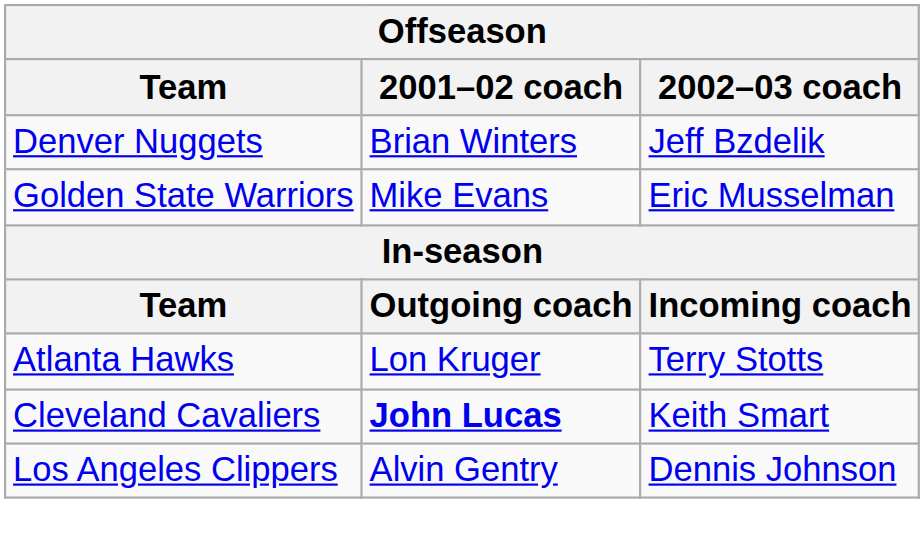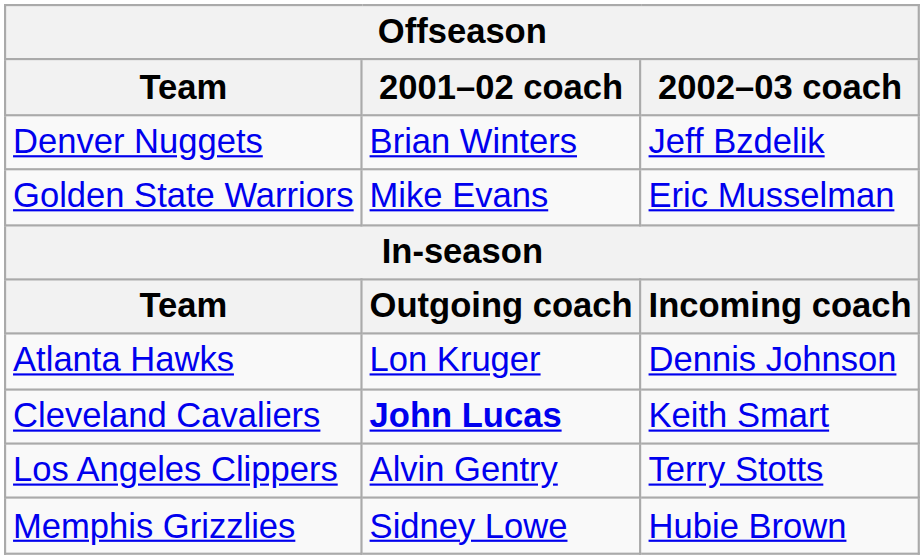(736, 360) Terry Stotts -> (772, 360) Dennis Johnson
(772, 470) Dennis Johnson -> (736, 470) Terry Stotts
+ row: (154, 525)
